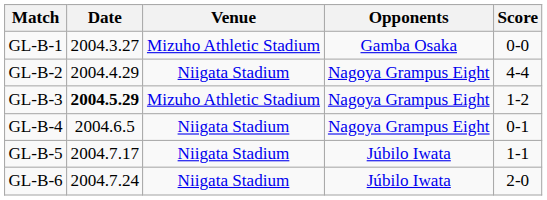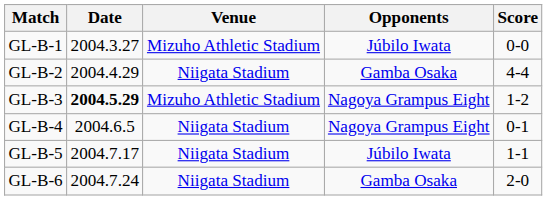(409, 45) Gamba Osaka -> (409, 45) Júbilo Iwata
(409, 72) Nagoya Grampus Eight -> (409, 72) Gamba Osaka
(409, 180) Júbilo Iwata -> (409, 180) Gamba Osaka
